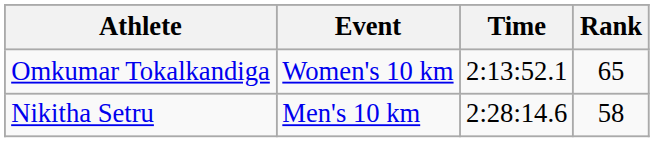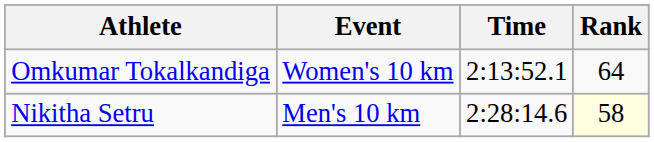(611, 70) 65 -> (611, 70) 64
(611, 114) no background -> (611, 114) lightyellow background
